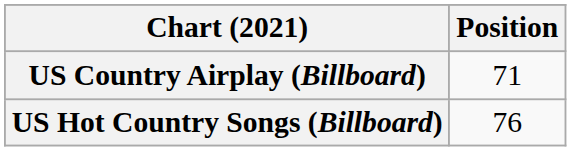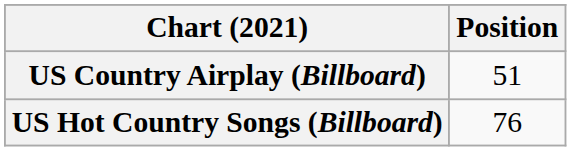(507, 74) 71 -> (507, 74) 51
